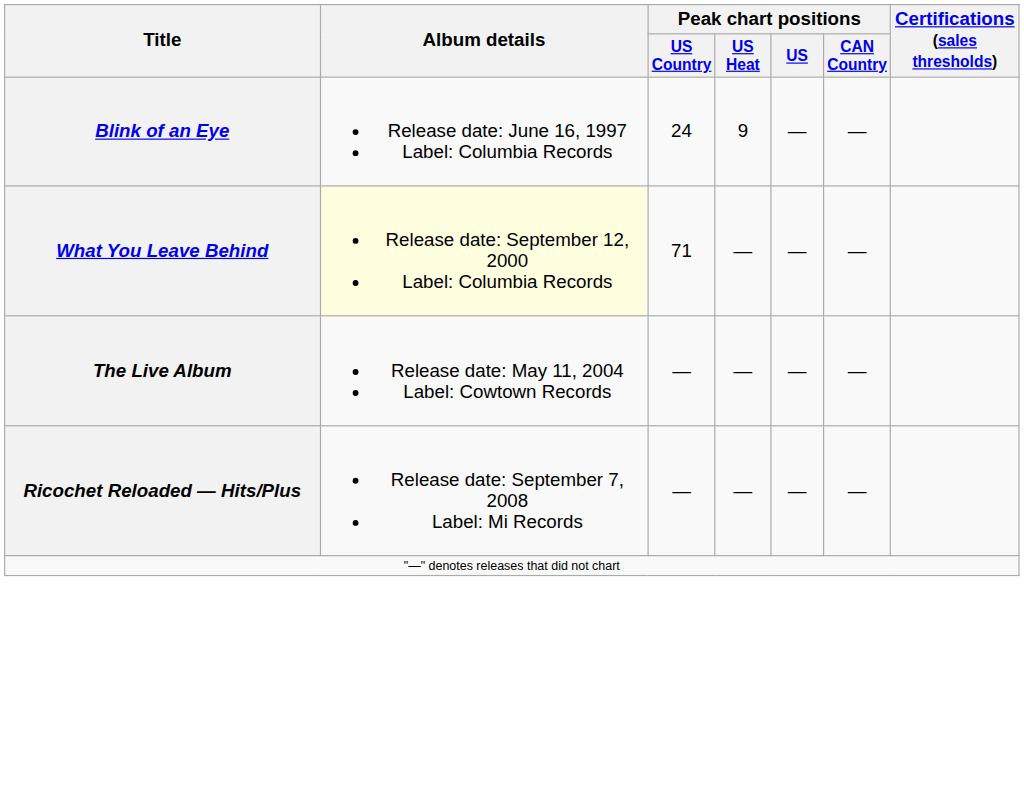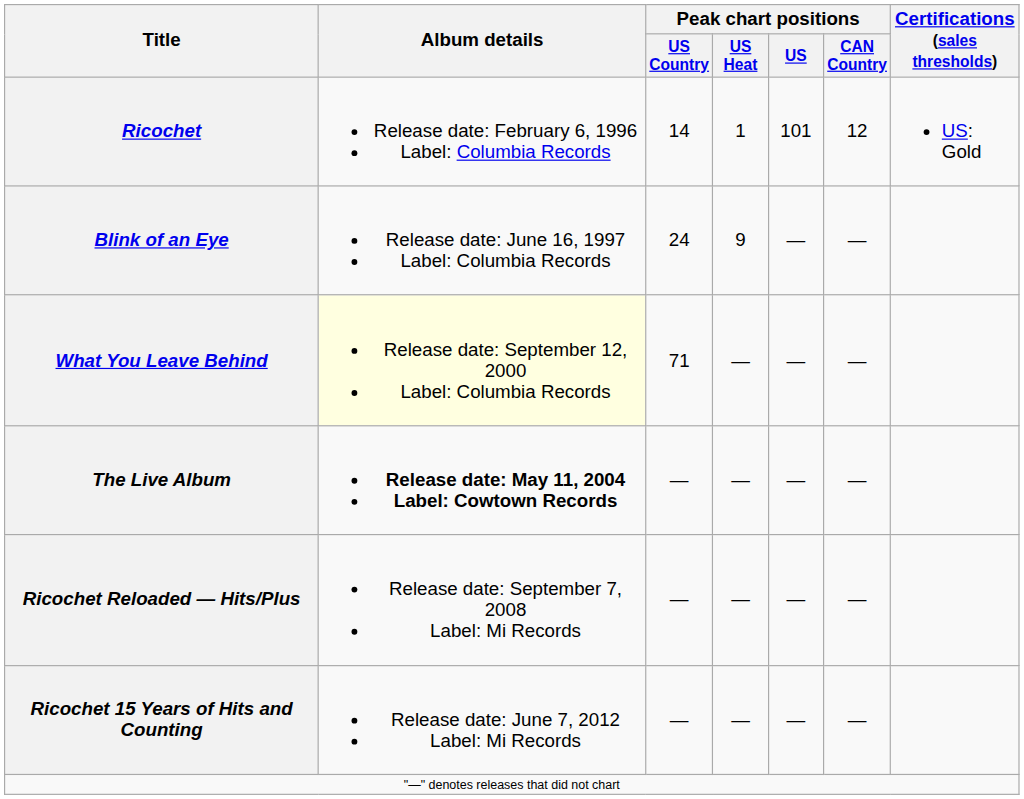+ row: (162, 131)
(484, 381) normal -> (482, 491) bold
+ row: (162, 719)
